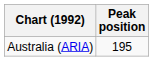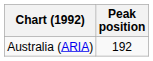(122, 46) 195 -> (122, 46) 192
